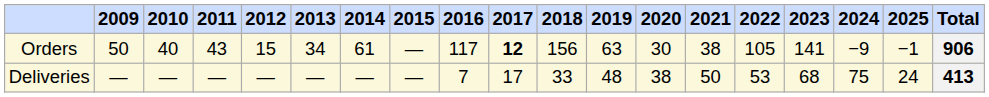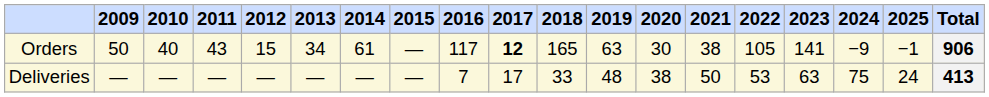(562, 48) 156 -> (562, 48) 165
(809, 77) 68 -> (809, 77) 63
